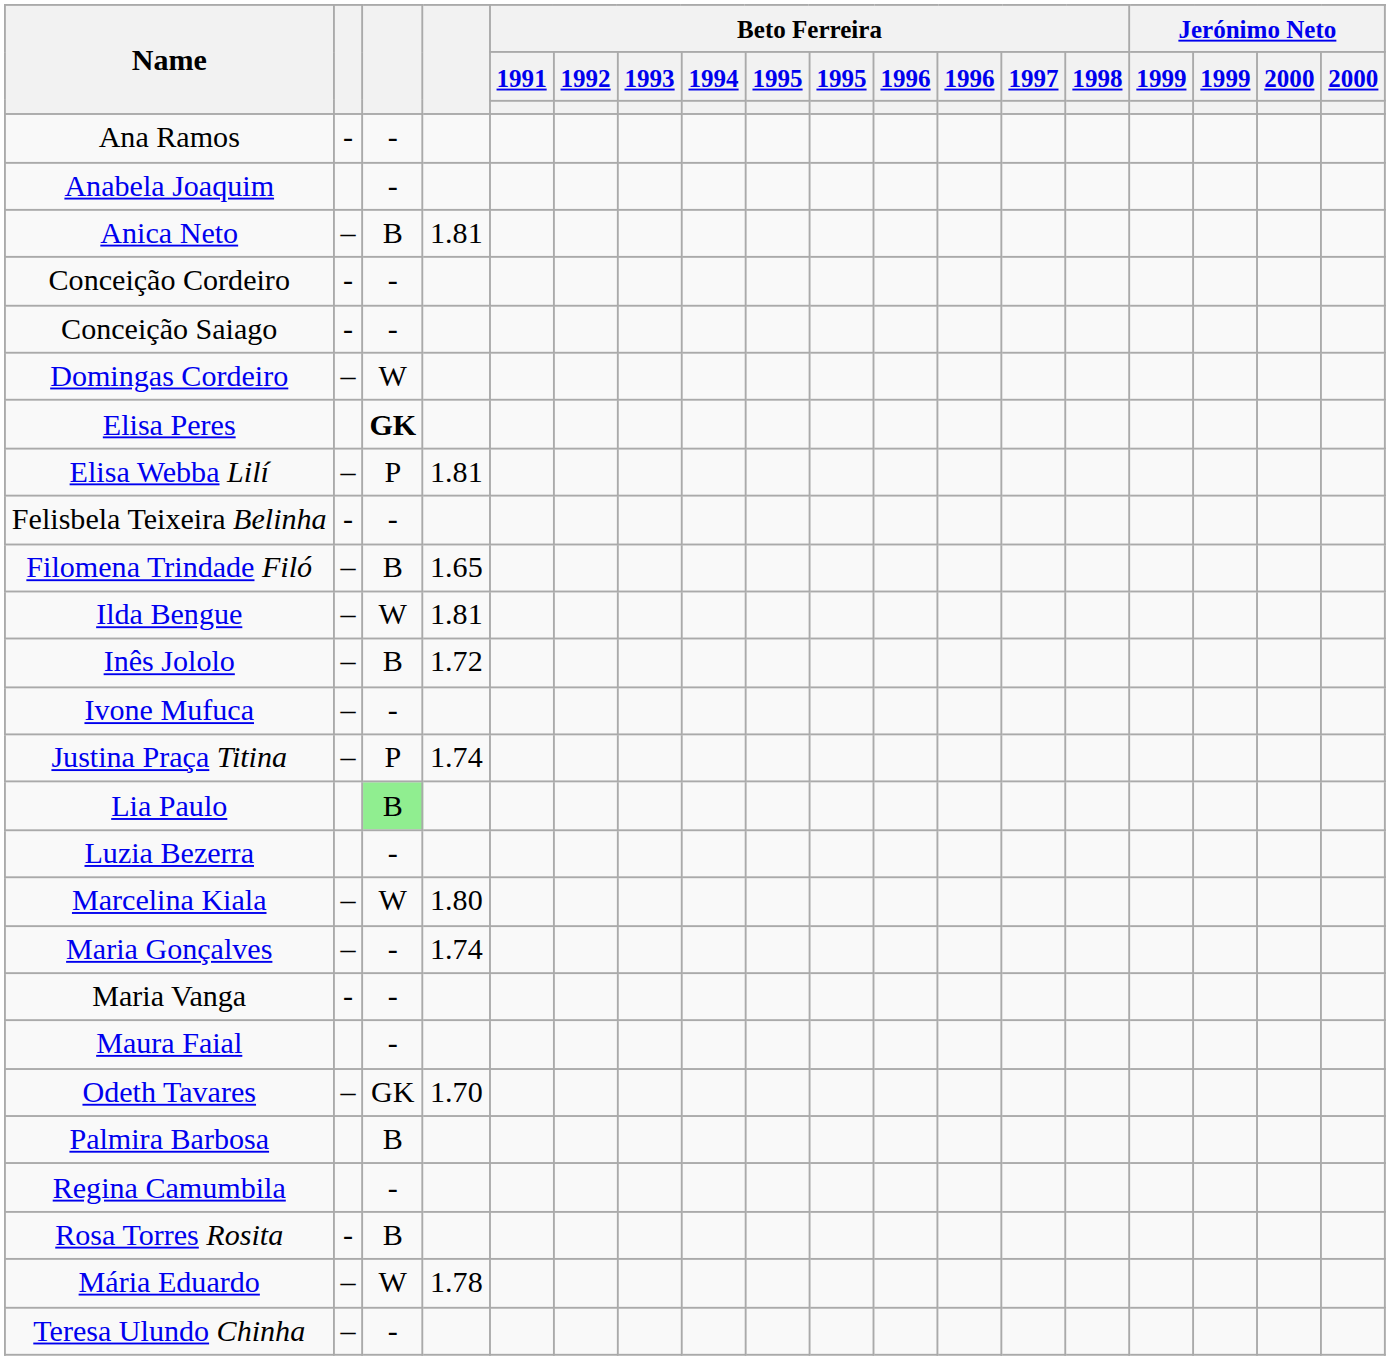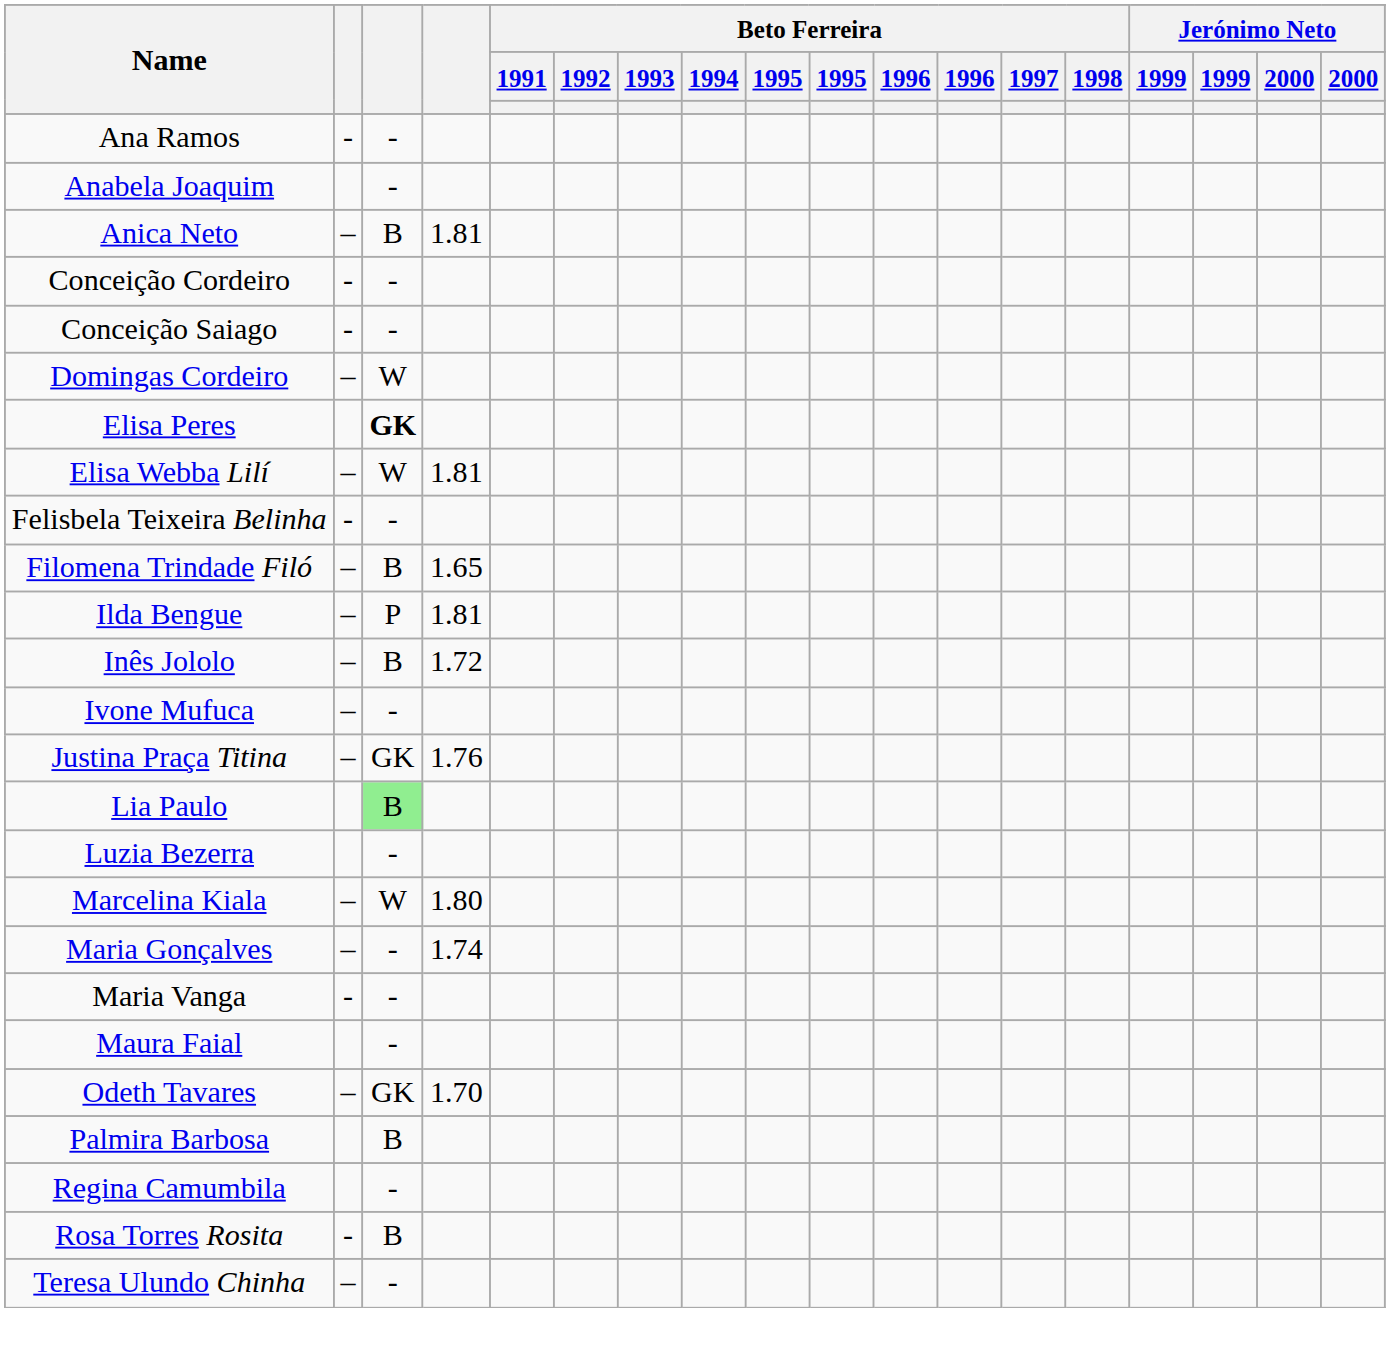(393, 471) P -> (393, 471) W
(393, 614) W -> (393, 614) P
(393, 757) P -> (393, 757) GK
(456, 757) 1.74 -> (456, 757) 1.76
- row: (169, 1282)
